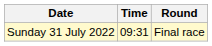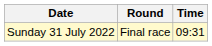columns swapped: (134, 13) <-> (179, 13)
